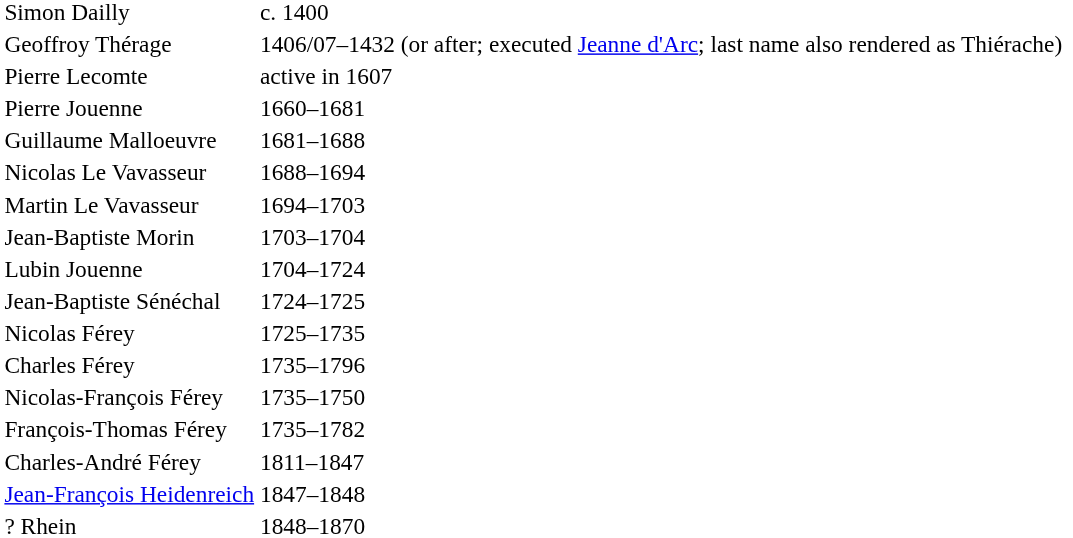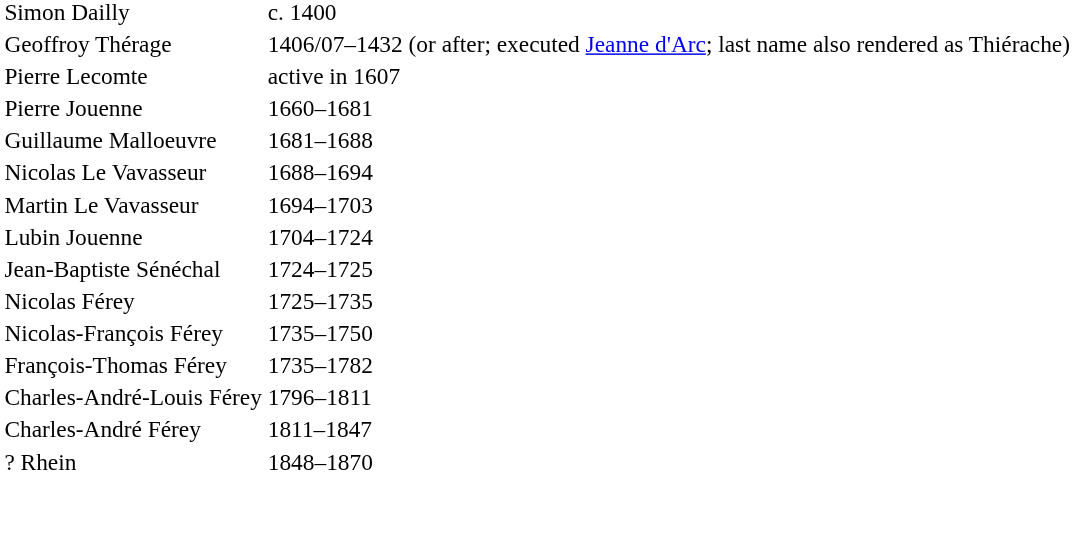- row: (99, 237)
- row: (70, 365)
+ row: (133, 397)
- row: (129, 494)
